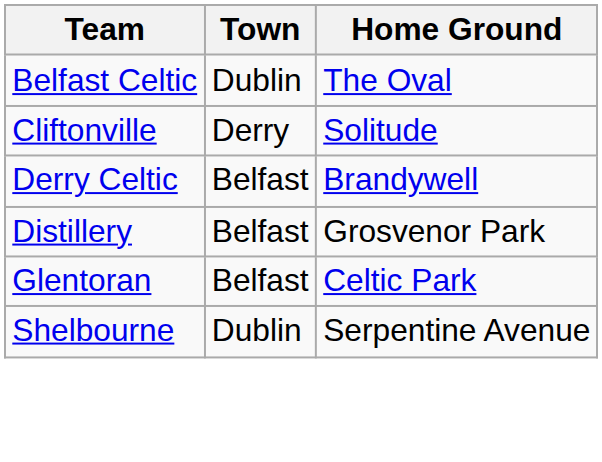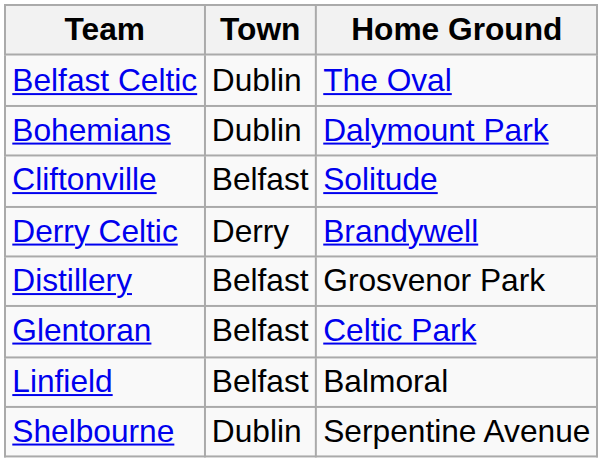+ row: (92, 130)
(250, 130) Derry -> (260, 180) Belfast
(260, 180) Belfast -> (250, 230) Derry
+ row: (62, 381)
